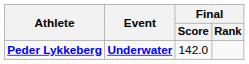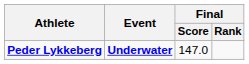(193, 50) 142.0 -> (193, 50) 147.0
